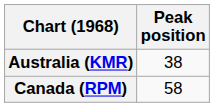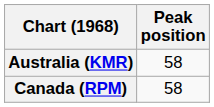(173, 62) 38 -> (173, 62) 58
